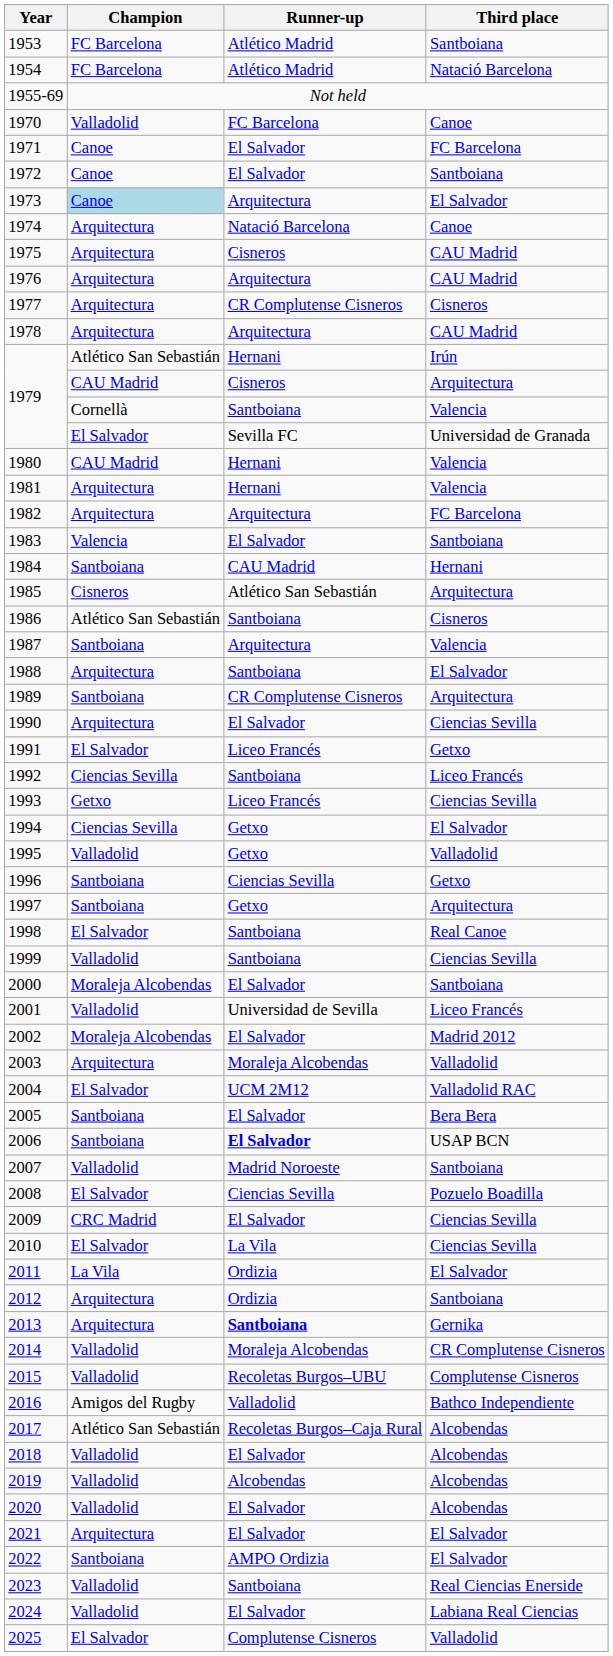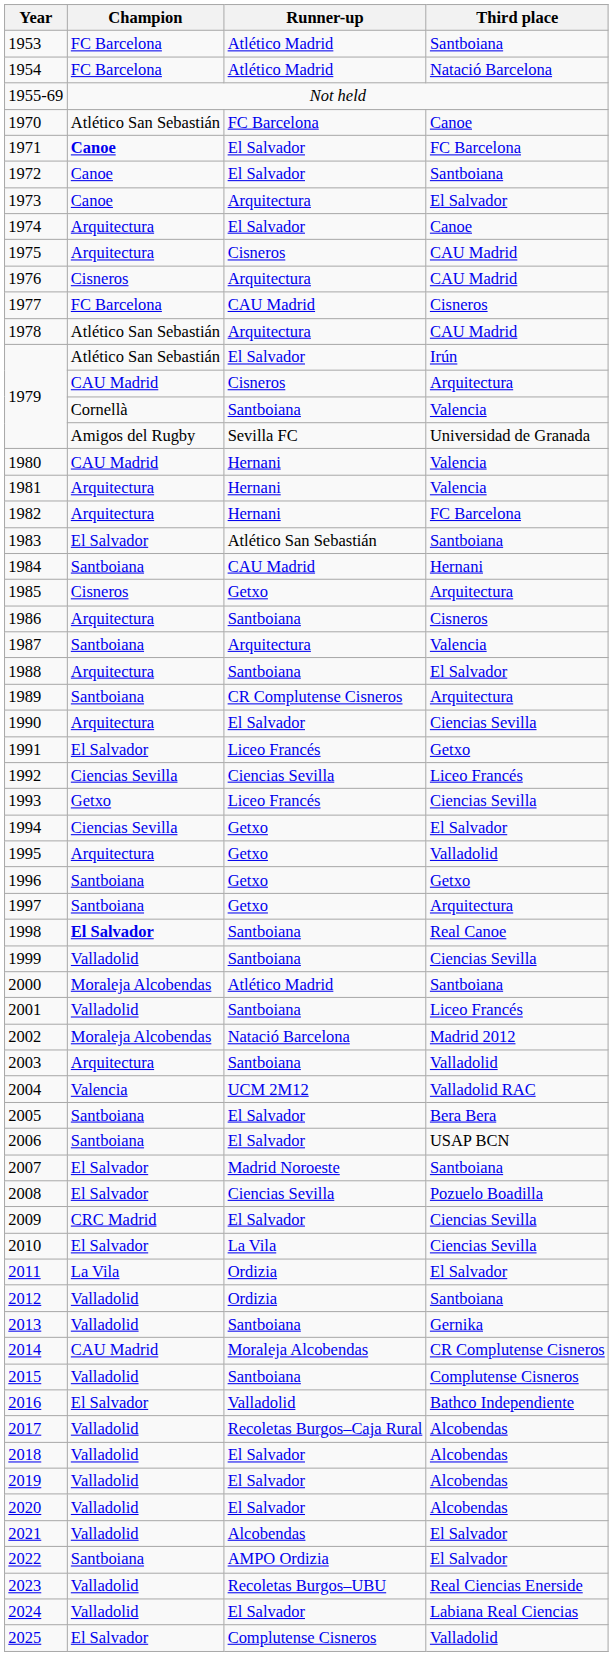(105, 122) Valladolid -> (145, 122) Atlético San Sebastián
(92, 148) normal -> (93, 148) bold
(92, 200) lightblue background -> (92, 200) no background
(289, 226) Natació Barcelona -> (266, 226) El Salvador
(112, 278) Arquitectura -> (100, 278) Cisneros
(112, 305) Arquitectura -> (116, 305) FC Barcelona
(315, 305) CR Complutense Cisneros -> (271, 305) CAU Madrid
(112, 331) Arquitectura -> (145, 331) Atlético San Sebastián
(254, 357) Hernani -> (266, 357) El Salvador
(110, 435) El Salvador -> (133, 435) Amigos del Rugby
(269, 514) Arquitectura -> (254, 514) Hernani
(99, 540) Valencia -> (110, 540) El Salvador
(266, 540) El Salvador -> (302, 540) Atlético San Sebastián
(302, 592) Atlético San Sebastián -> (248, 592) Getxo
(145, 618) Atlético San Sebastián -> (112, 618) Arquitectura
(264, 775) Santboiana -> (281, 775) Ciencias Sevilla
(105, 853) Valladolid -> (112, 853) Arquitectura
(281, 880) Ciencias Sevilla -> (248, 880) Getxo
(110, 932) normal -> (112, 932) bold
(266, 984) El Salvador -> (280, 984) Atlético Madrid
(303, 1010) Universidad de Sevilla -> (264, 1010) Santboiana
(266, 1036) El Salvador -> (289, 1036) Natació Barcelona
(298, 1063) Moraleja Alcobendas -> (264, 1063) Santboiana
(110, 1089) El Salvador -> (99, 1089) Valencia
(269, 1141) bold -> (266, 1141) normal
(105, 1167) Valladolid -> (110, 1167) El Salvador
(112, 1298) Arquitectura -> (105, 1298) Valladolid
(112, 1324) Arquitectura -> (105, 1324) Valladolid
(267, 1324) bold -> (264, 1324) normal
(105, 1350) Valladolid -> (115, 1350) CAU Madrid
(307, 1376) Recoletas Burgos–UBU -> (264, 1376) Santboiana
(133, 1402) Amigos del Rugby -> (110, 1402) El Salvador
(145, 1428) Atlético San Sebastián -> (105, 1428) Valladolid
(267, 1481) Alcobendas -> (266, 1481) El Salvador
(112, 1533) Arquitectura -> (105, 1533) Valladolid
(266, 1533) El Salvador -> (267, 1533) Alcobendas
(264, 1585) Santboiana -> (307, 1585) Recoletas Burgos–UBU
